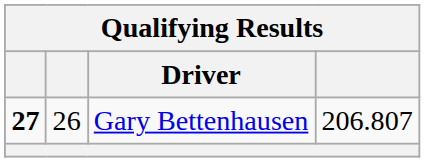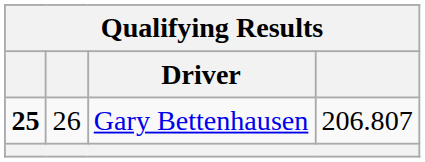(26, 120) 27 -> (26, 120) 25
